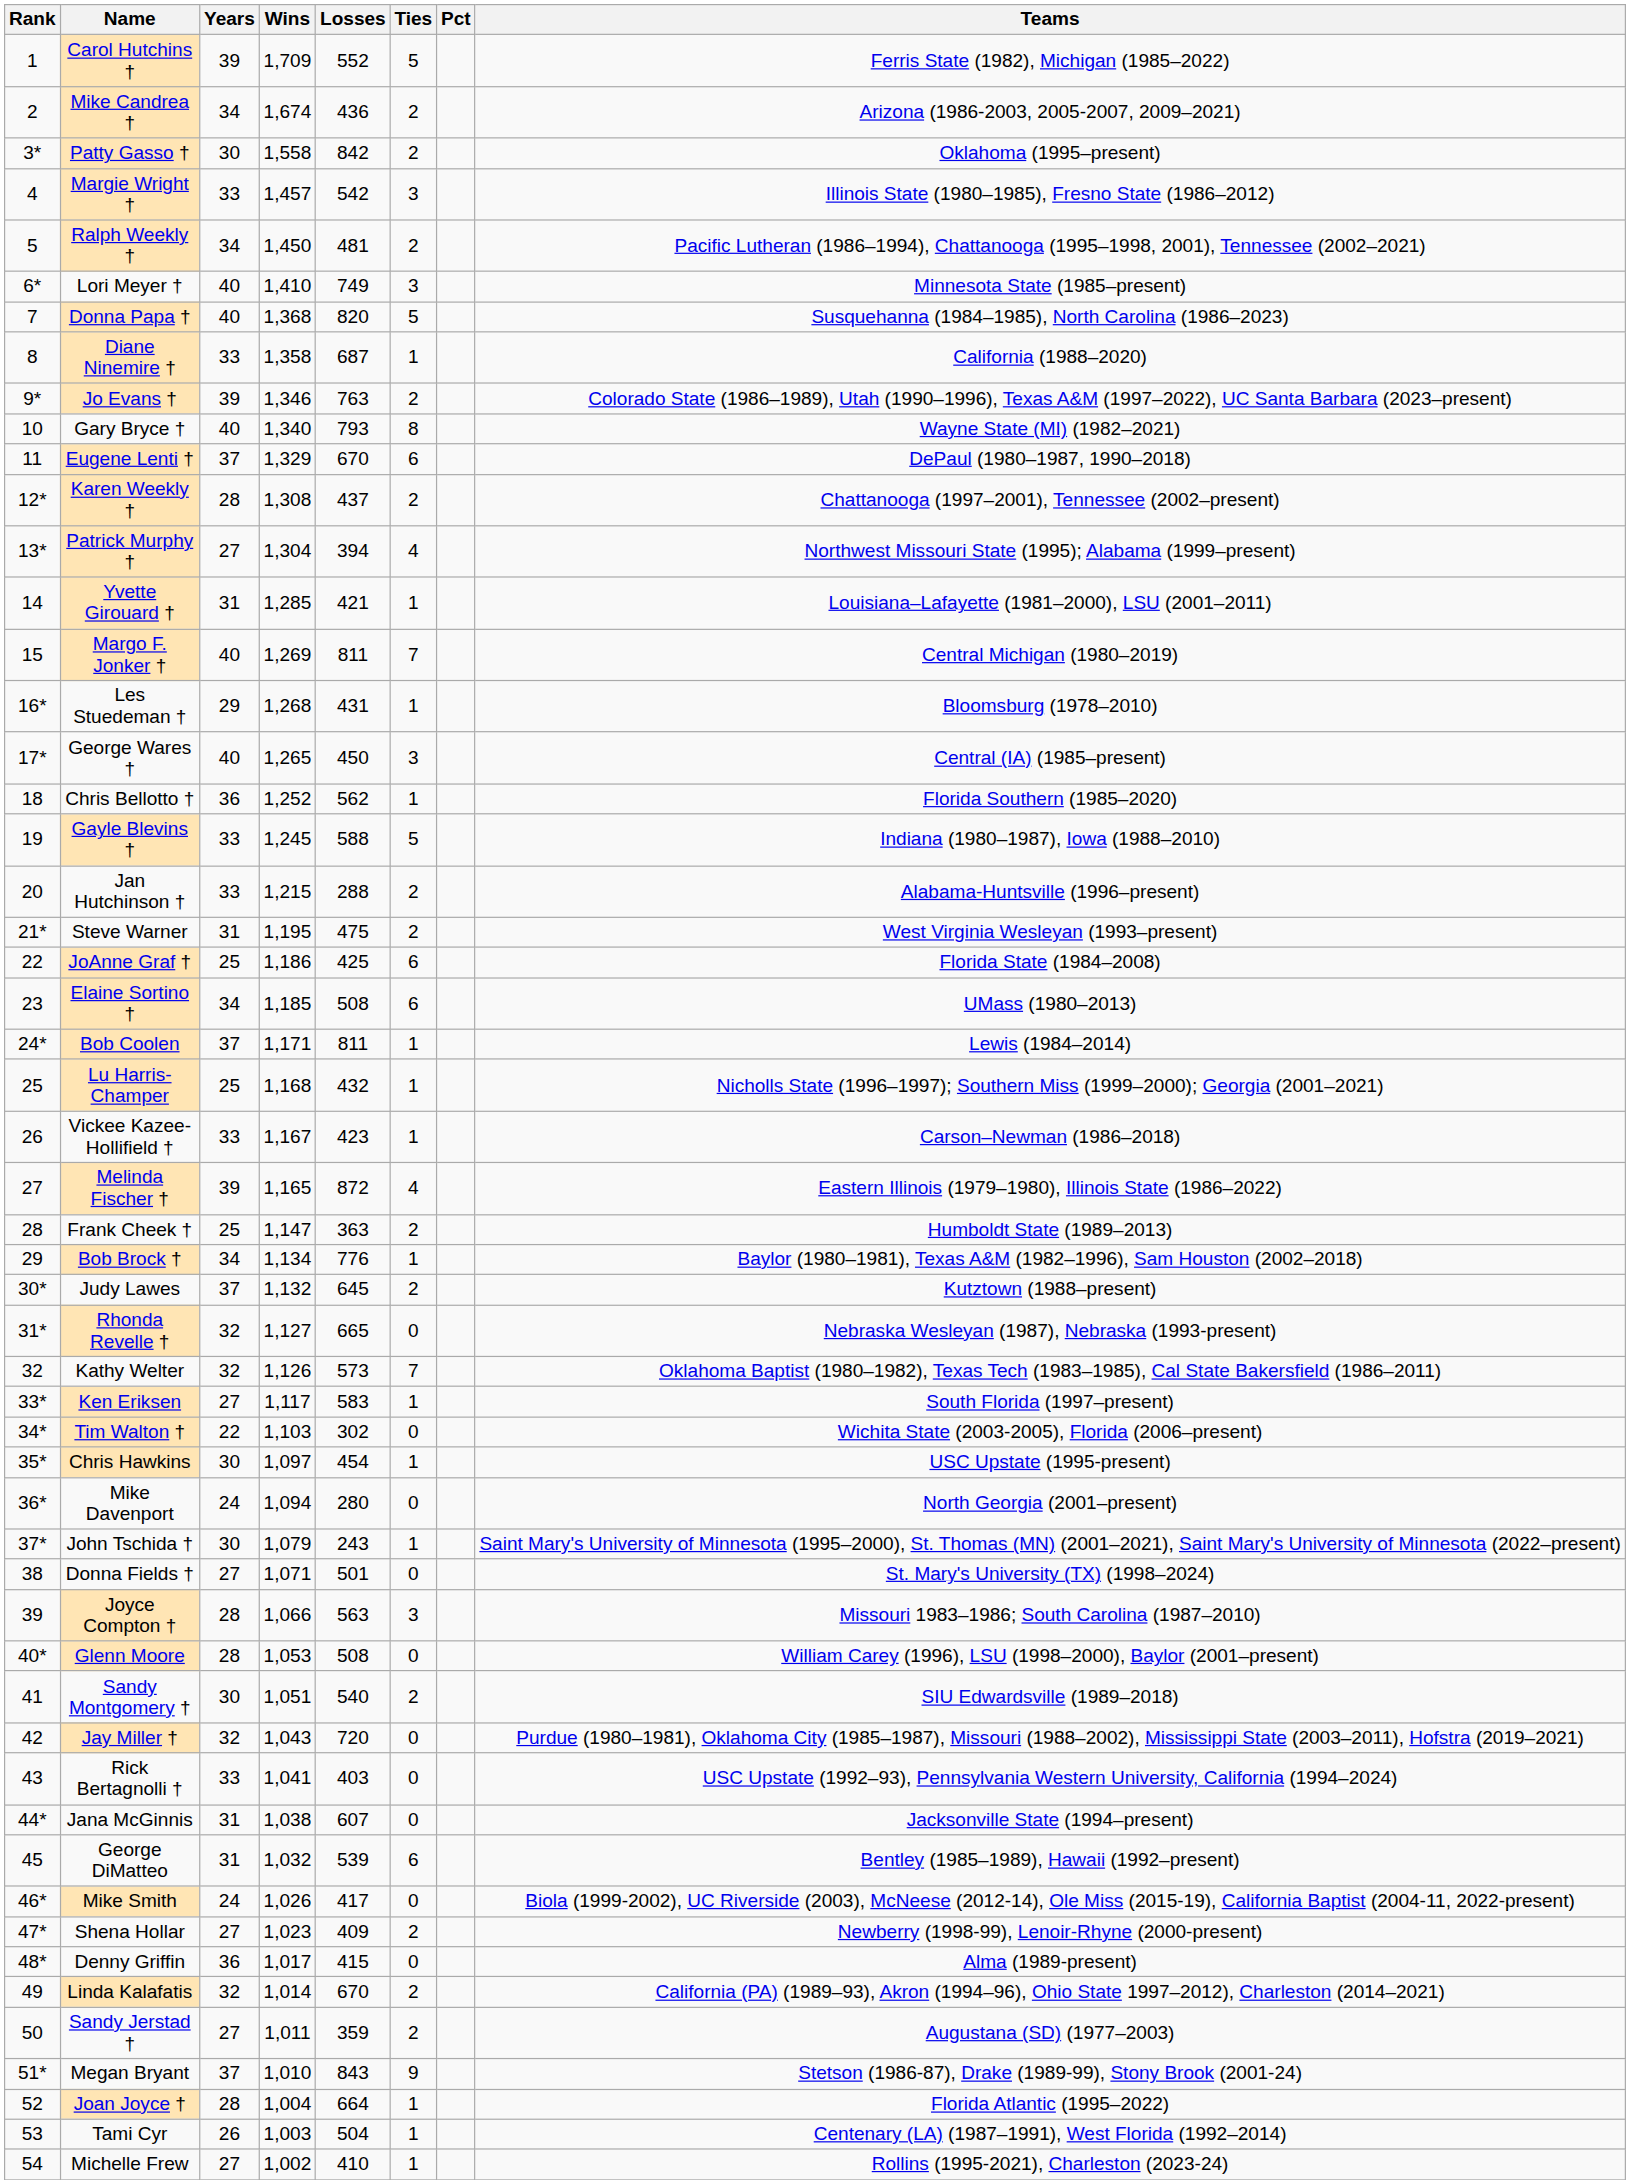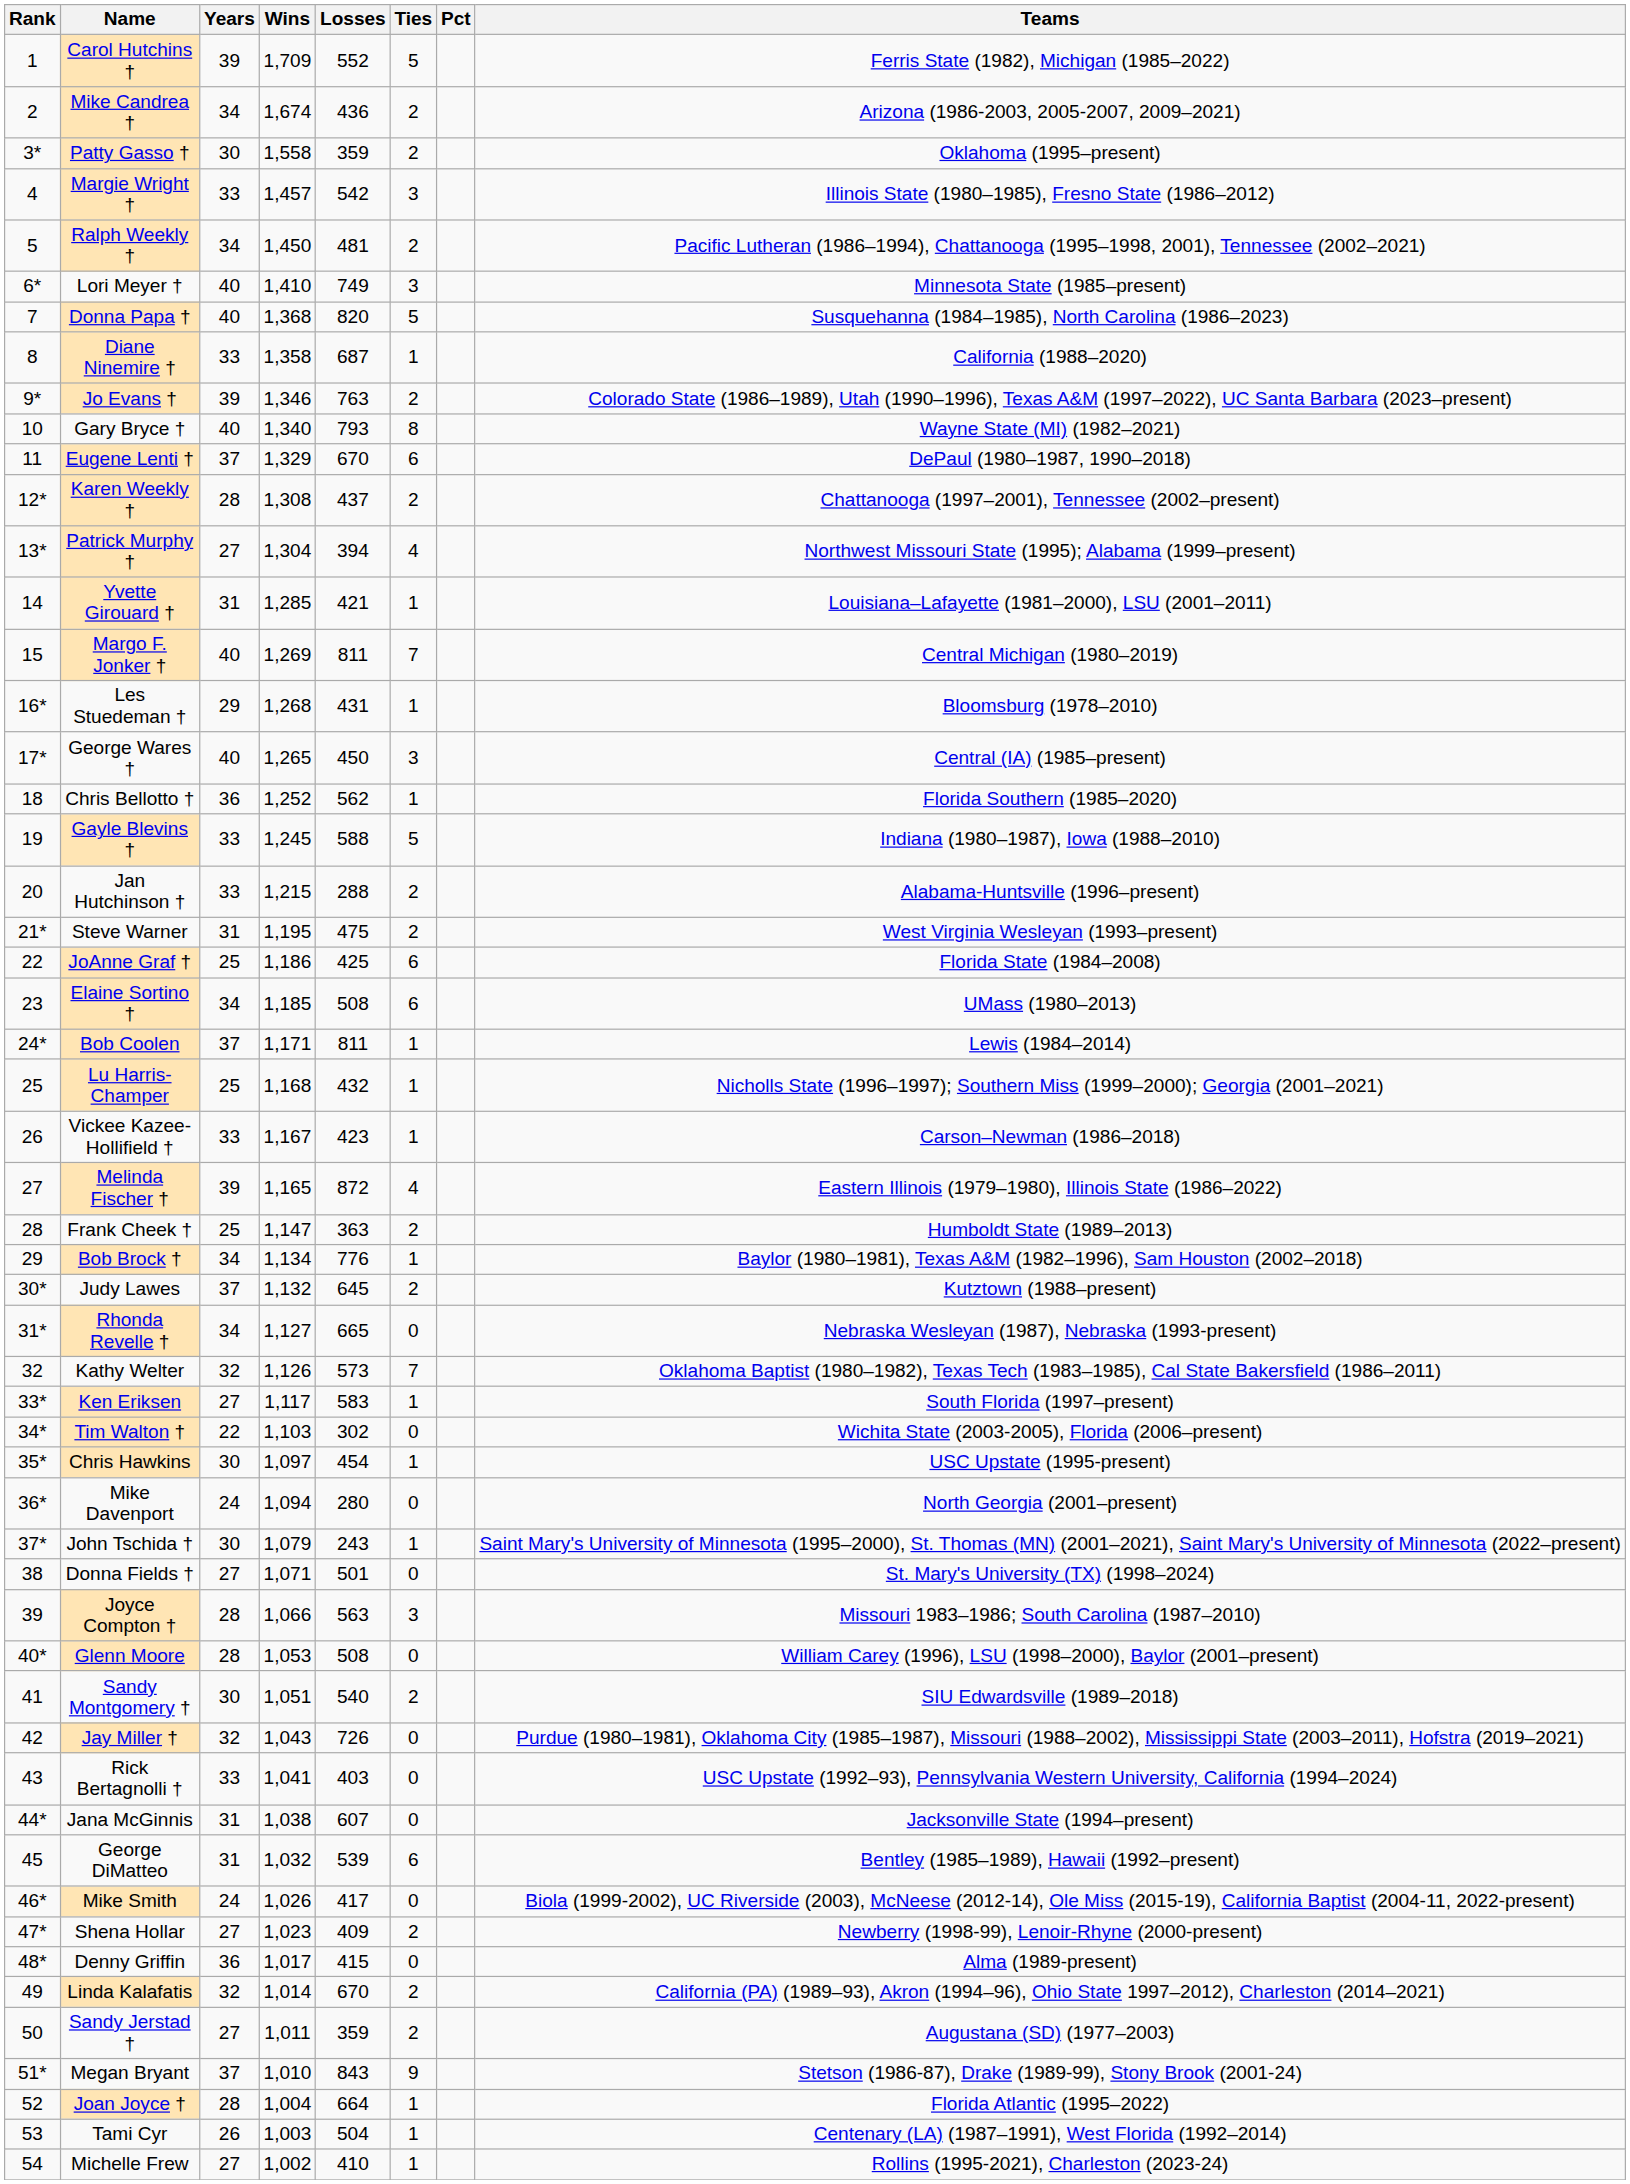(353, 153) 842 -> (353, 153) 359
(229, 1330) 32 -> (229, 1330) 34
(353, 1737) 720 -> (353, 1737) 726
